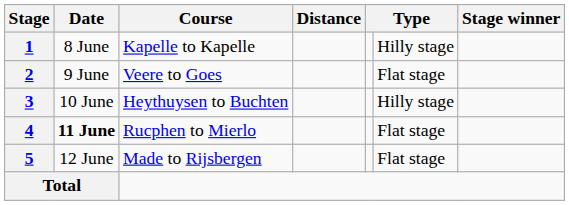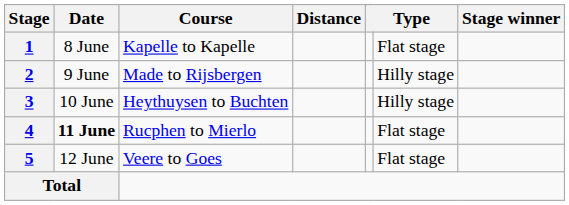(416, 46) Hilly stage -> (411, 46) Flat stage
(172, 74) Veere to Goes -> (192, 74) Made to Rijsbergen
(411, 74) Flat stage -> (416, 74) Hilly stage
(192, 158) Made to Rijsbergen -> (172, 158) Veere to Goes
